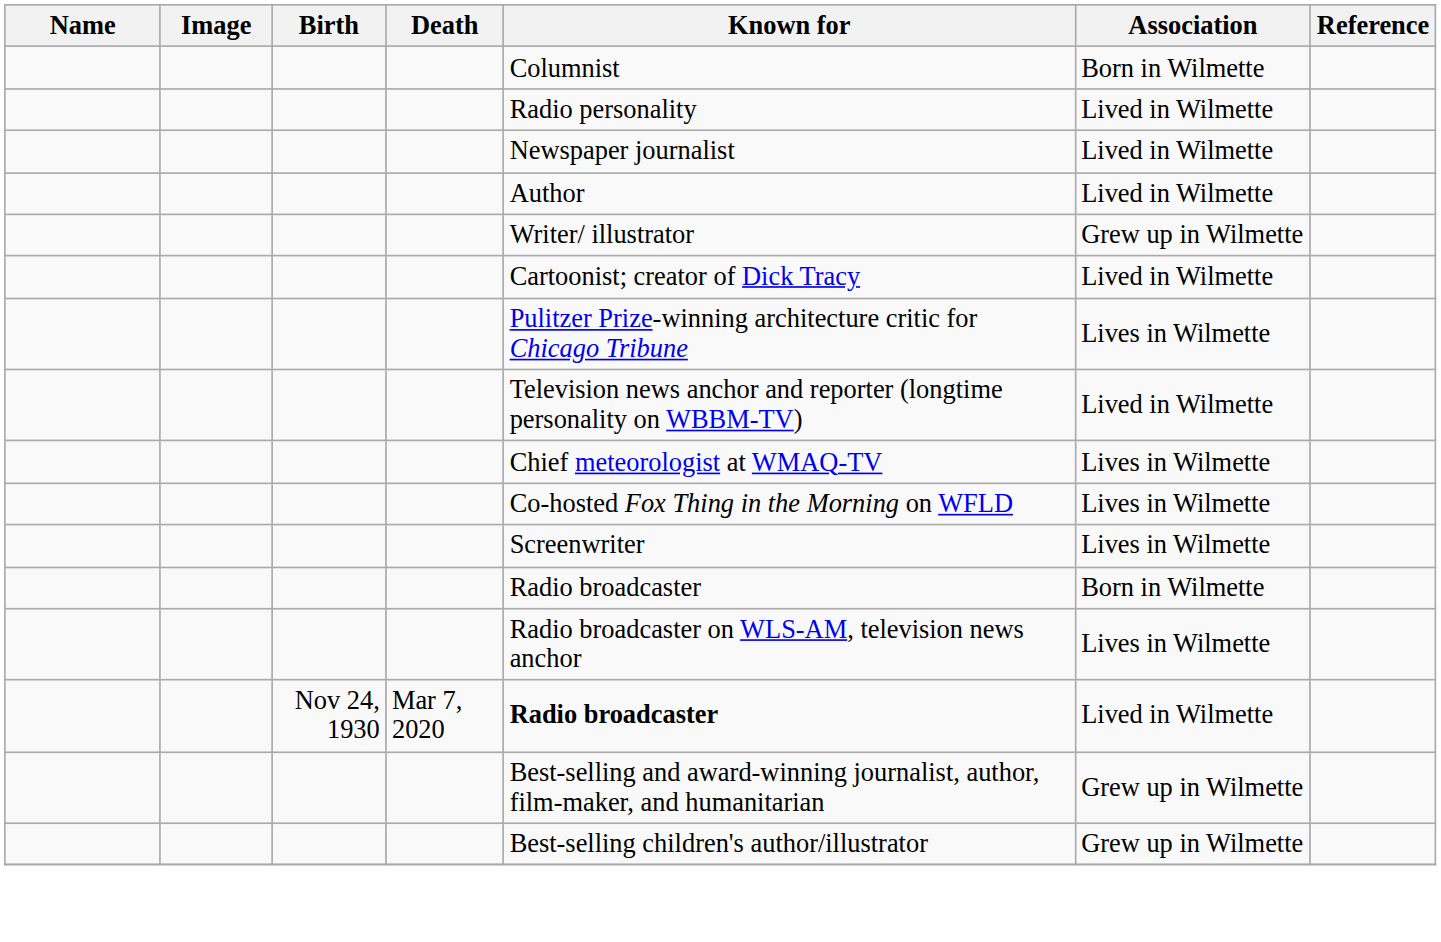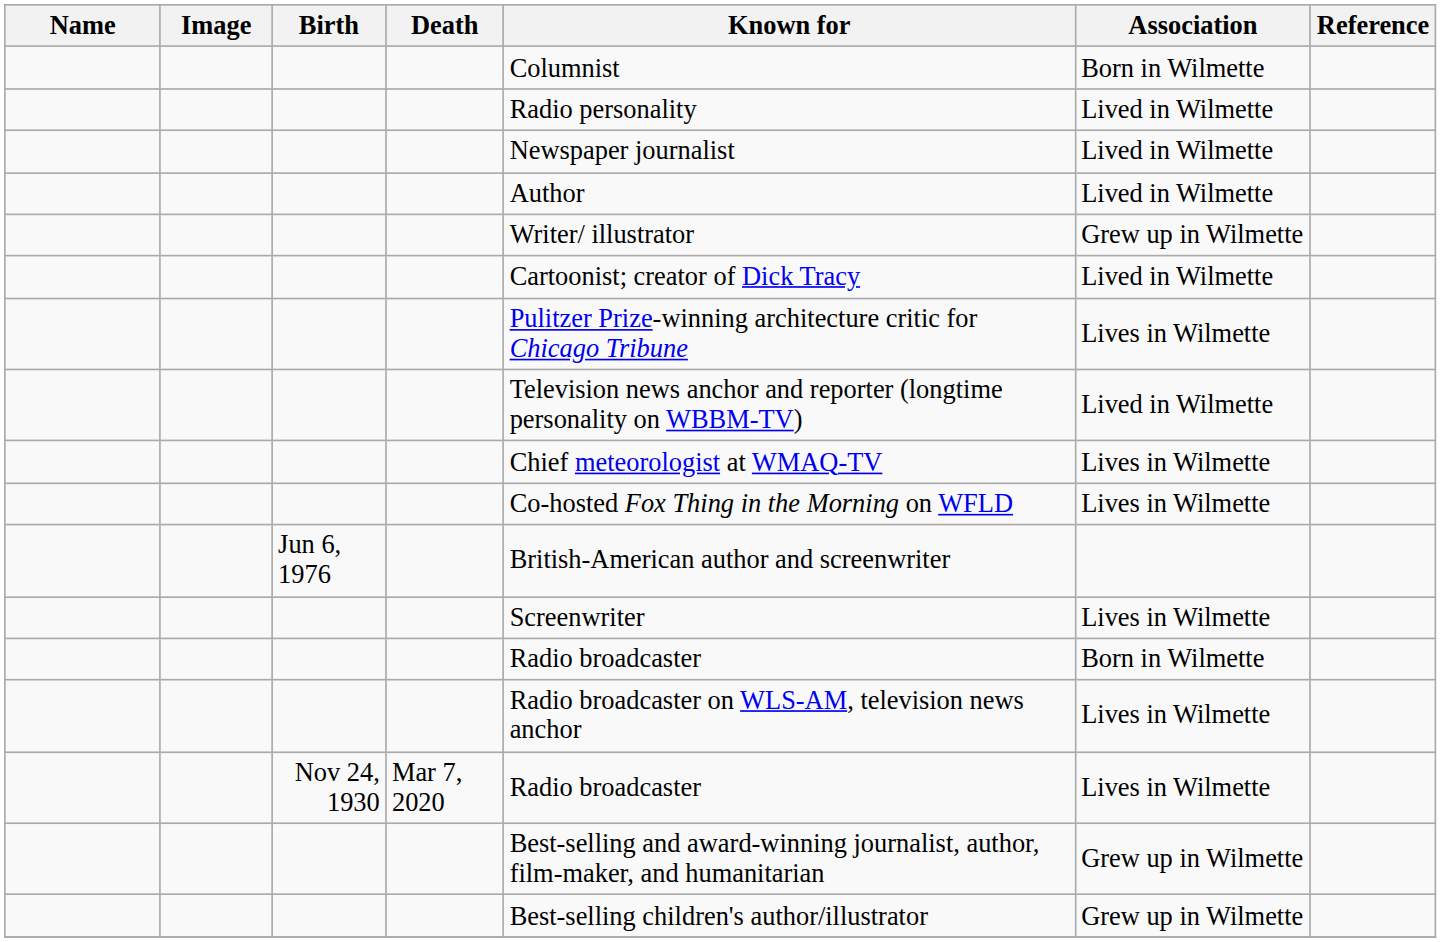+ row: (310, 560)
(614, 715) bold -> (605, 787) normal
(1177, 715) Lived in Wilmette -> (1176, 787) Lives in Wilmette
